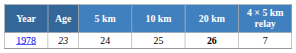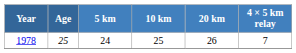(63, 40) 23 -> (63, 40) 25
(212, 40) bold -> (212, 40) normal
